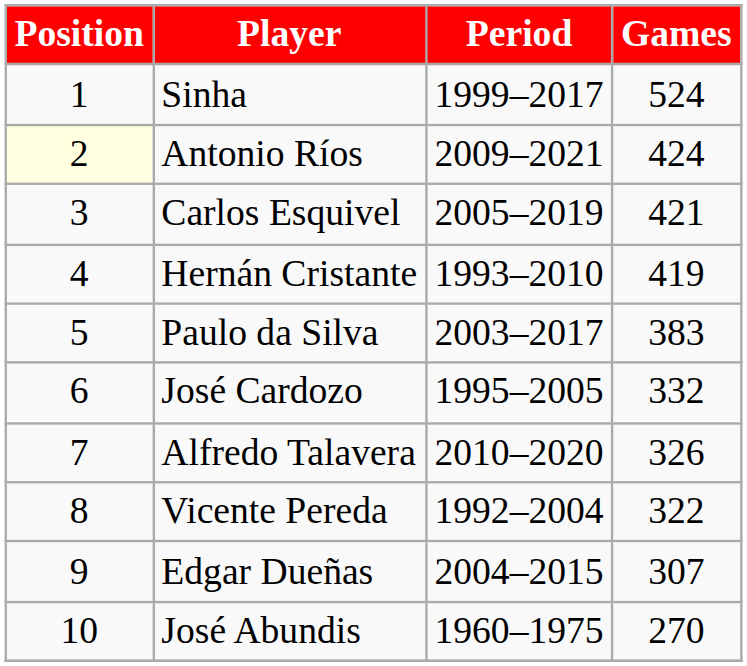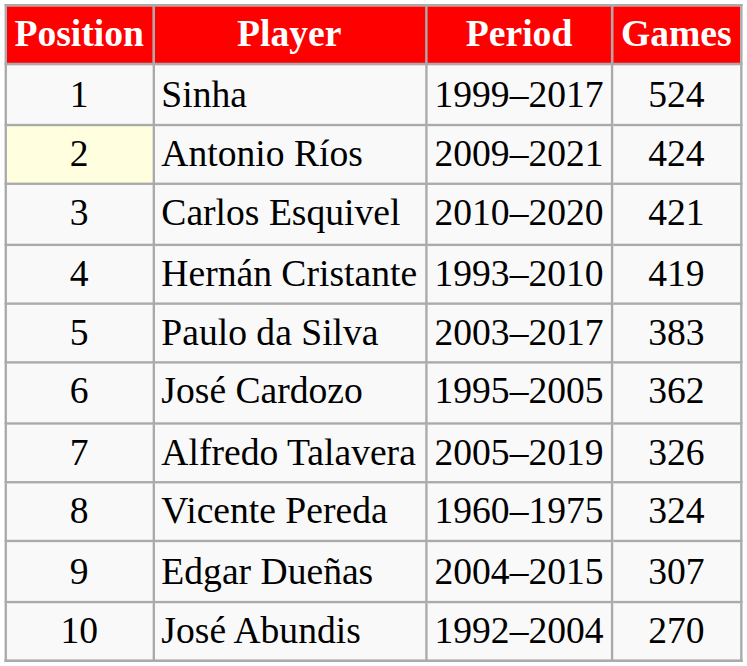(519, 213) 2005–2019 -> (519, 213) 2010–2020
(676, 392) 332 -> (676, 392) 362
(519, 451) 2010–2020 -> (519, 451) 2005–2019
(519, 511) 1992–2004 -> (519, 511) 1960–1975
(676, 511) 322 -> (676, 511) 324
(519, 630) 1960–1975 -> (519, 630) 1992–2004
